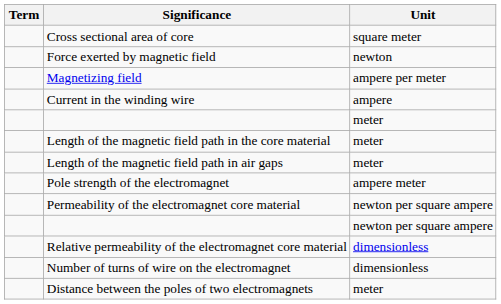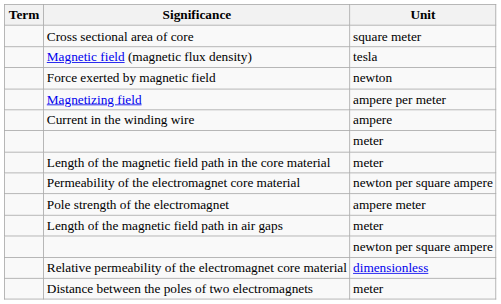+ row: (149, 57)
rows swapped: (165, 162) <-> (173, 204)
- row: (169, 267)
